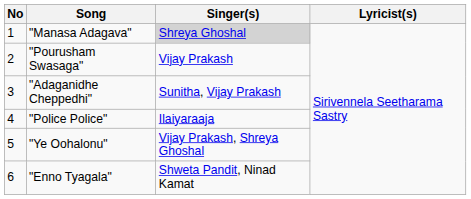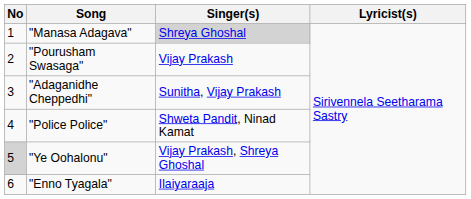(187, 118) Ilaiyaraaja -> (217, 125) Shweta Pandit, Ninad Kamat
(11, 144) no background -> (11, 158) lightgrey background
(217, 177) Shweta Pandit, Ninad Kamat -> (187, 184) Ilaiyaraaja
